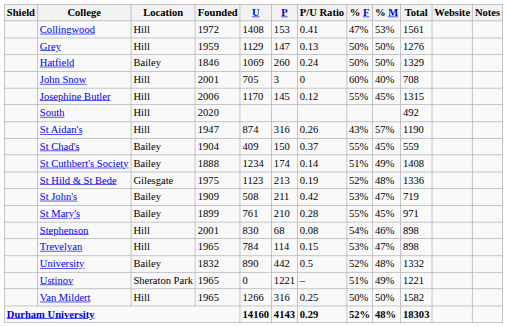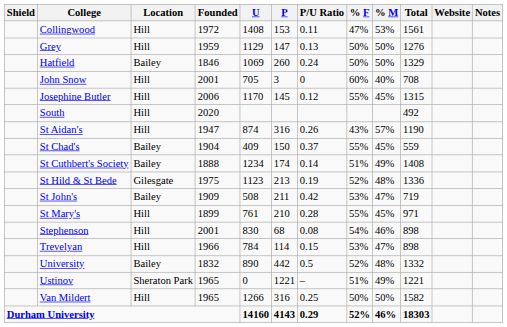(309, 29) 0.41 -> (309, 29) 0.11
(147, 213) Bailey -> (142, 213) Hill
(208, 247) 1965 -> (208, 247) 1966
(386, 314) 48% -> (386, 314) 46%
